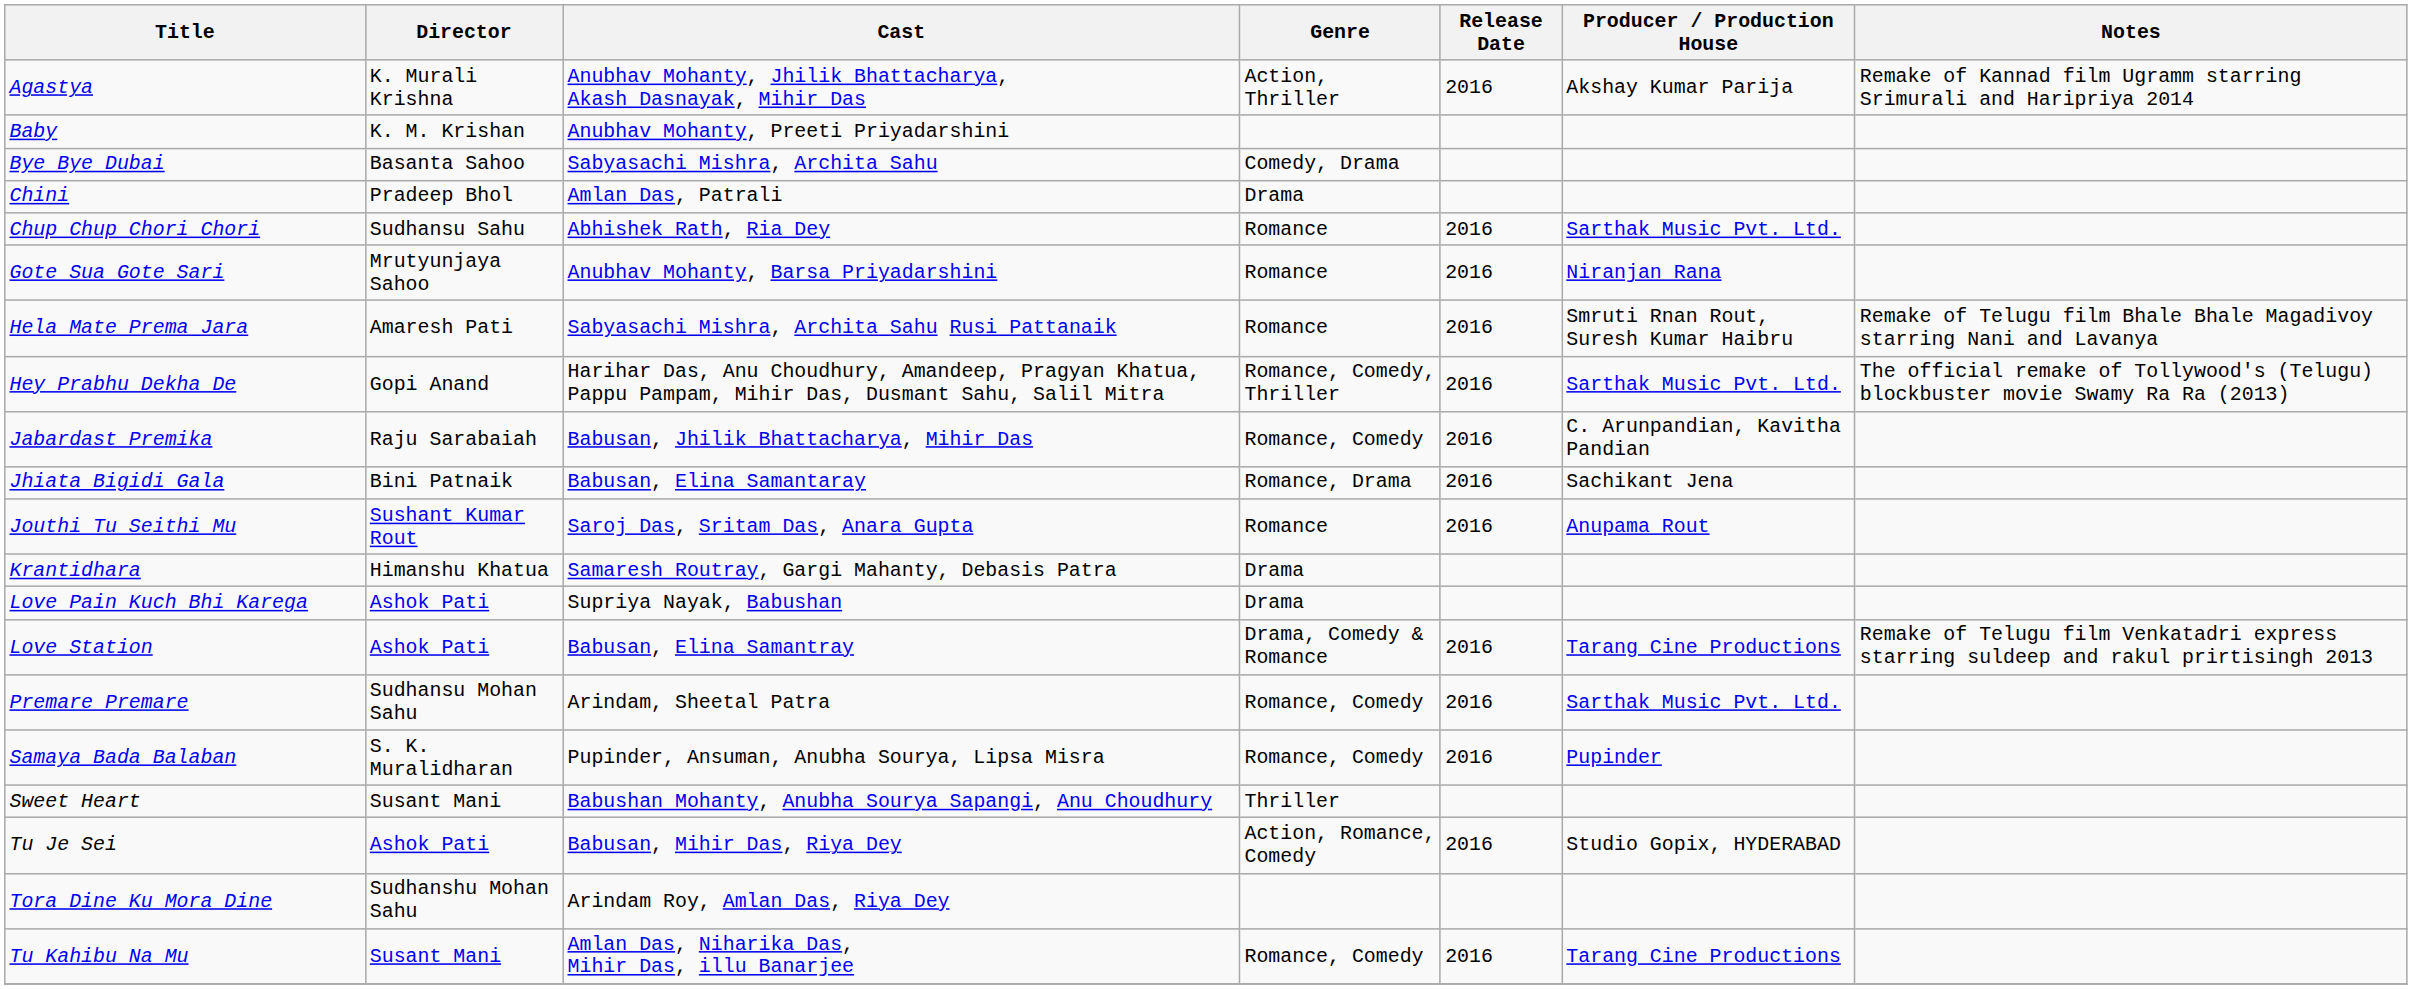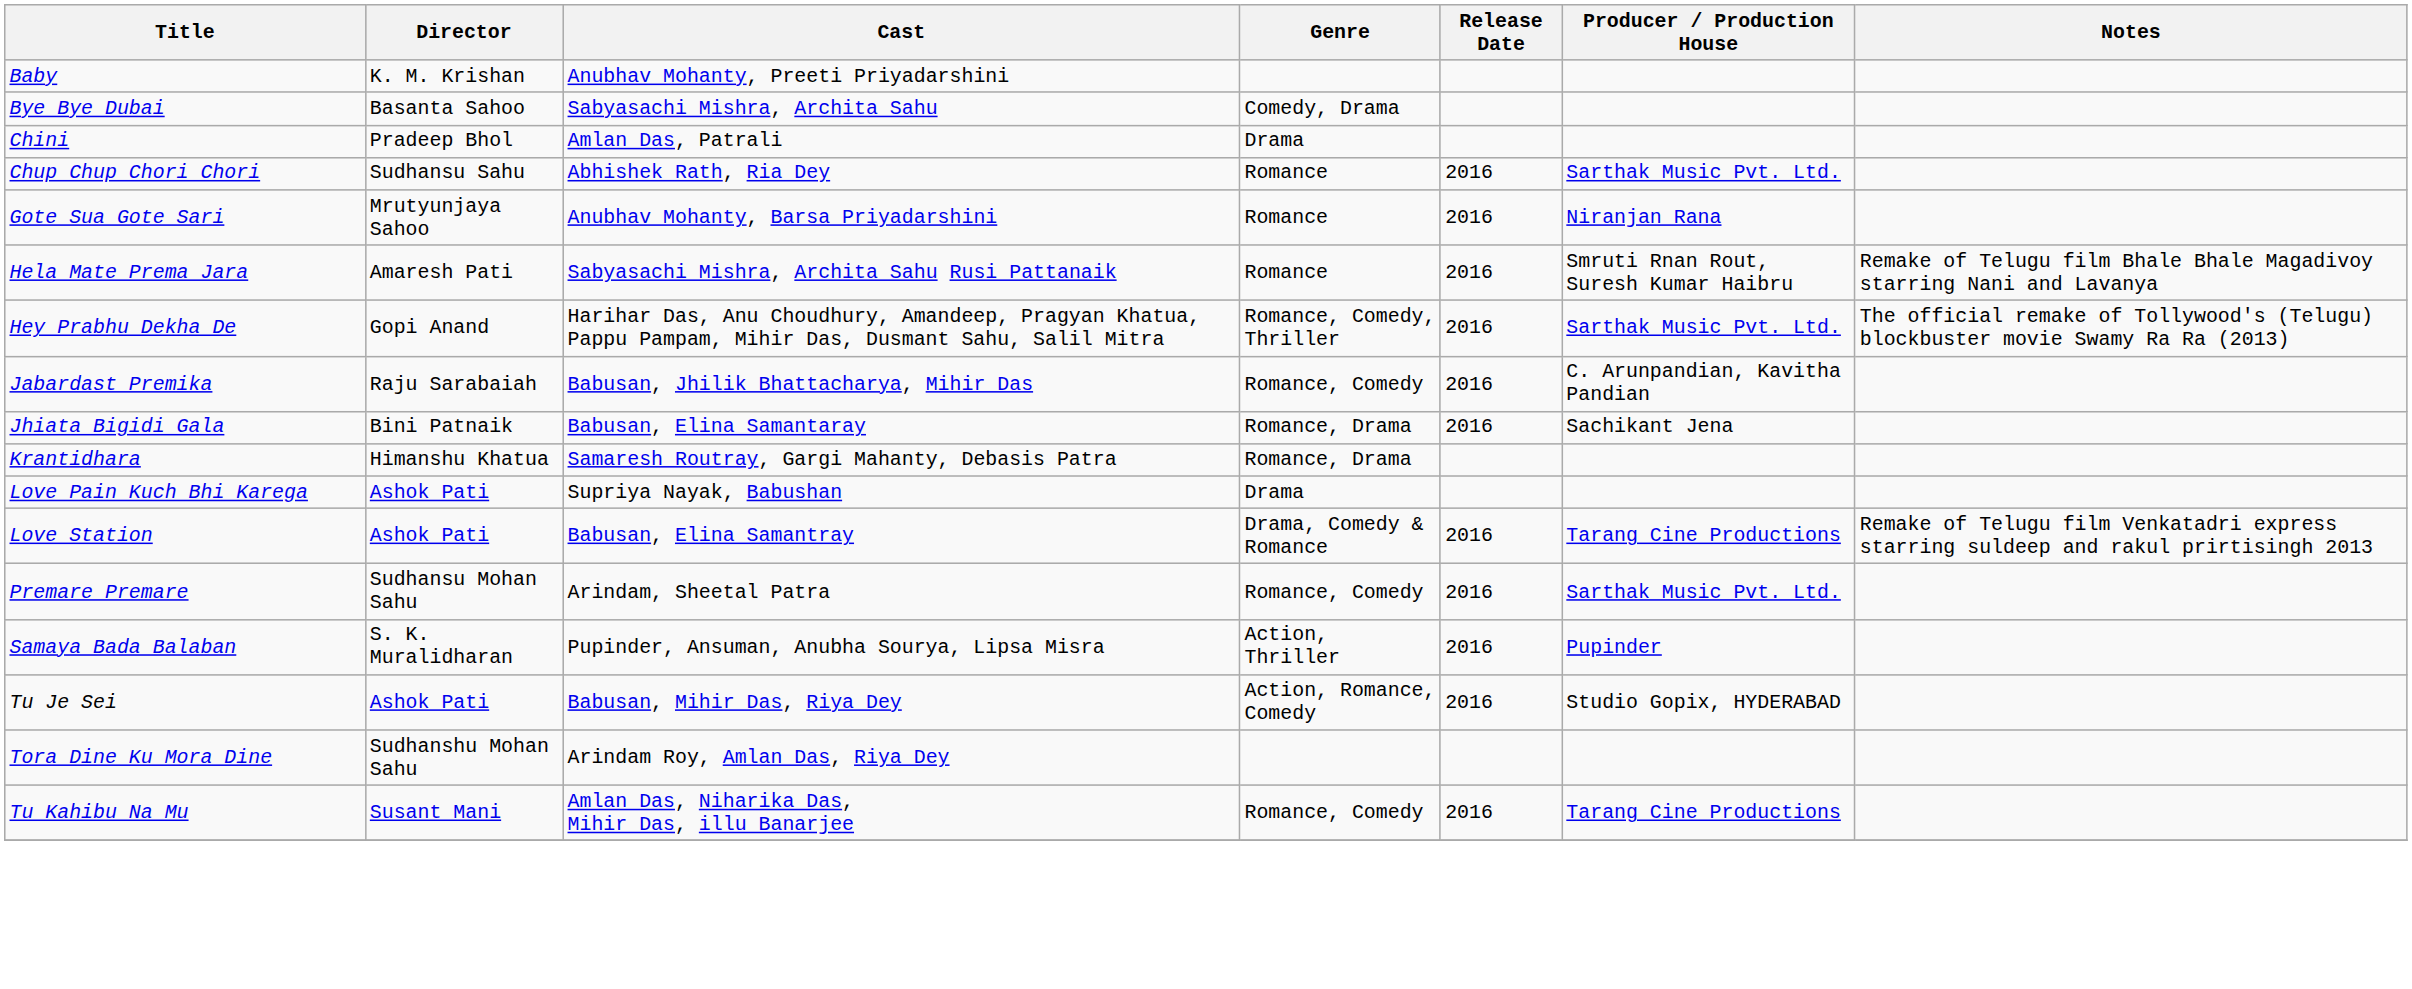- row: (51, 88)
- row: (123, 527)
(1274, 571) Drama -> (1328, 460) Romance, Drama
(1334, 758) Romance, Comedy -> (1292, 647) Action, Thriller
- row: (75, 802)
